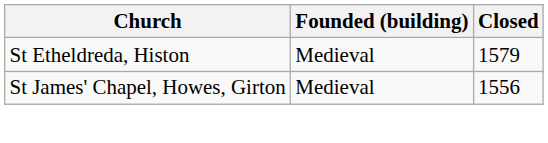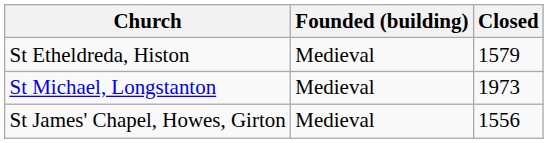+ row: (113, 87)
